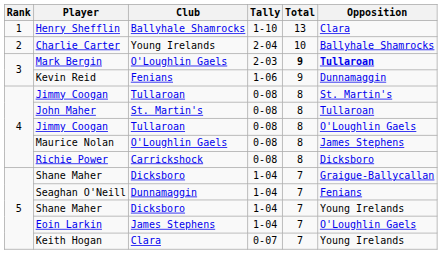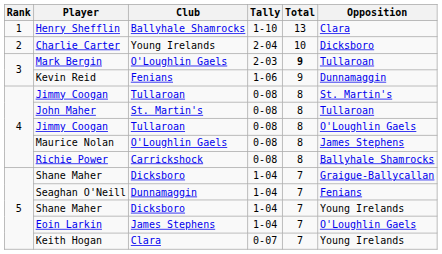(377, 45) Ballyhale Shamrocks -> (347, 45) Dicksboro
(347, 61) bold -> (347, 61) normal
(347, 159) Dicksboro -> (377, 159) Ballyhale Shamrocks
